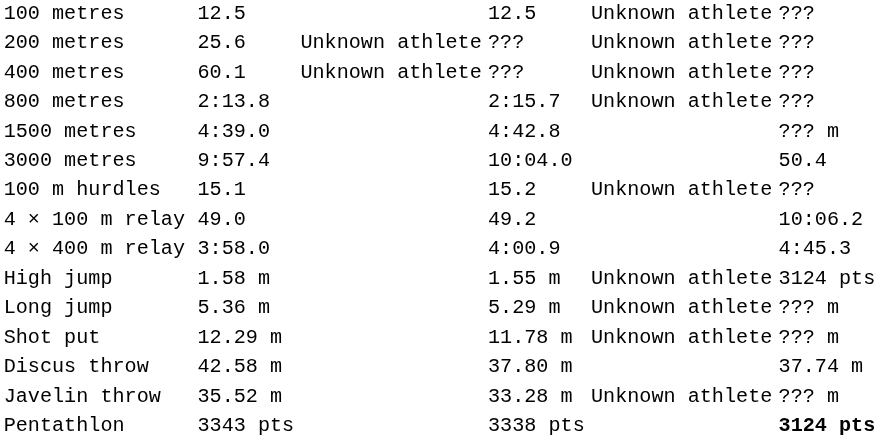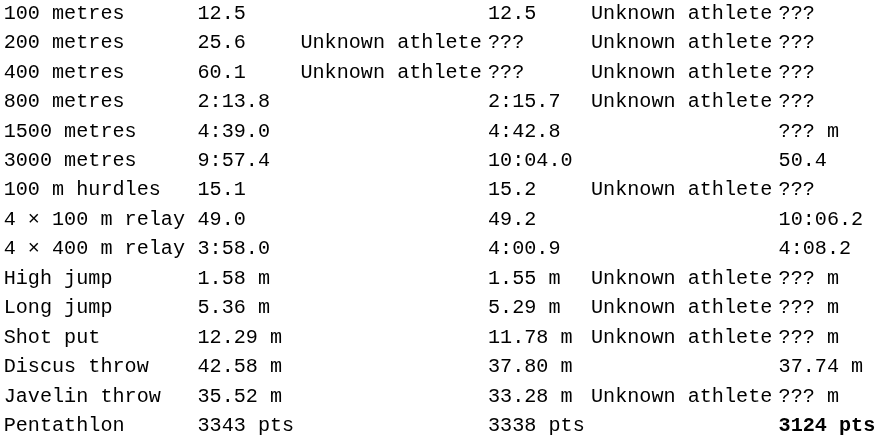(815, 249) 4:45.3 -> (815, 249) 4:08.2
(827, 278) 3124 pts -> (809, 278) ??? m
